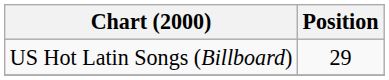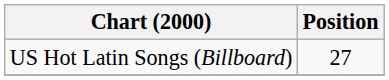(341, 57) 29 -> (341, 57) 27
